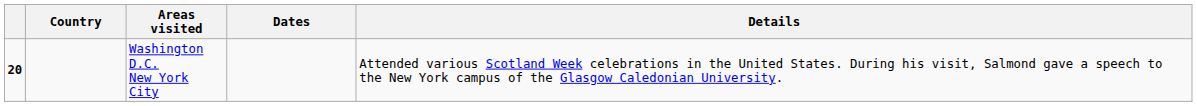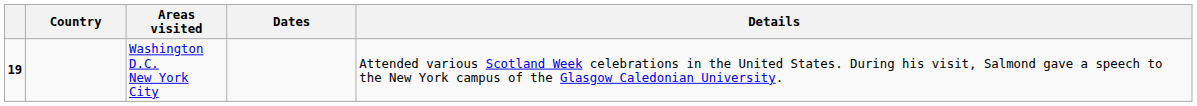(15, 70) 20 -> (15, 70) 19
